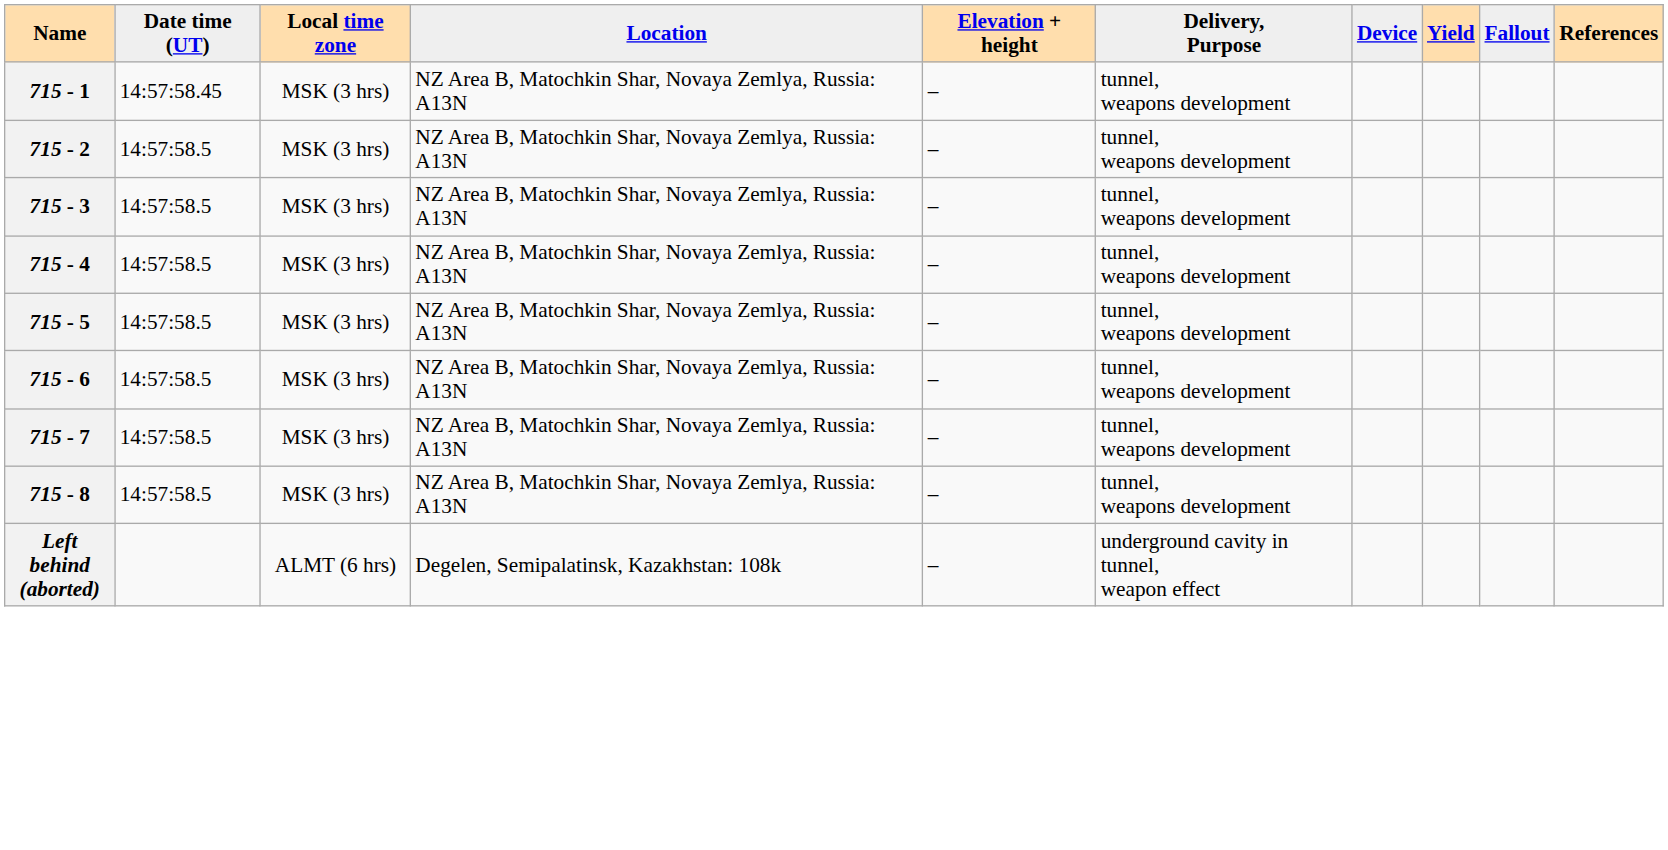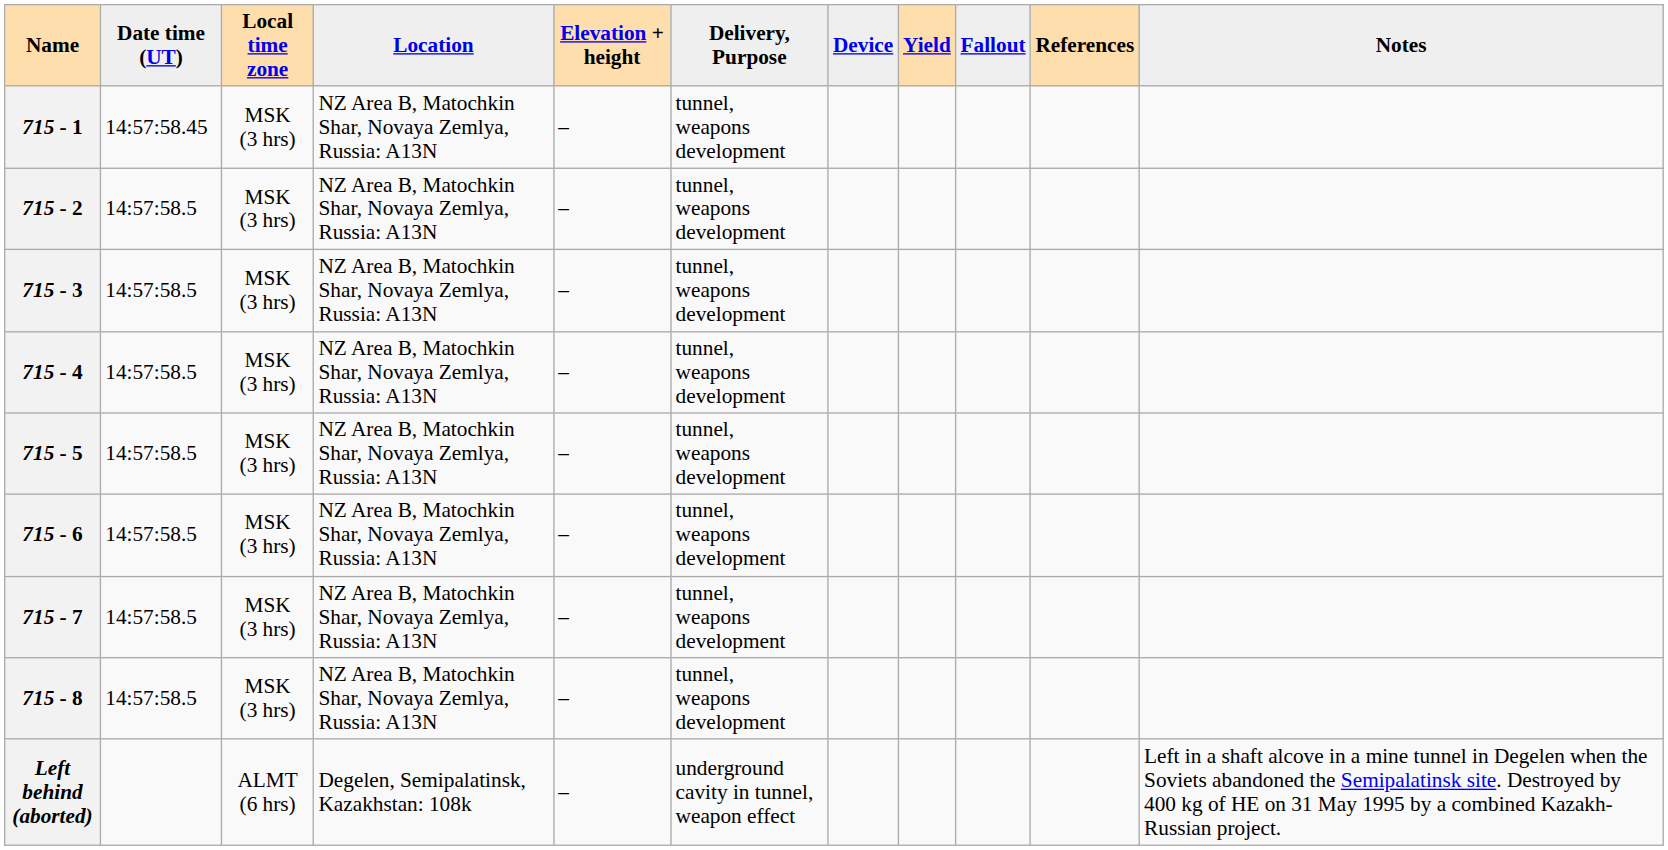+ column: (1401, 45)
